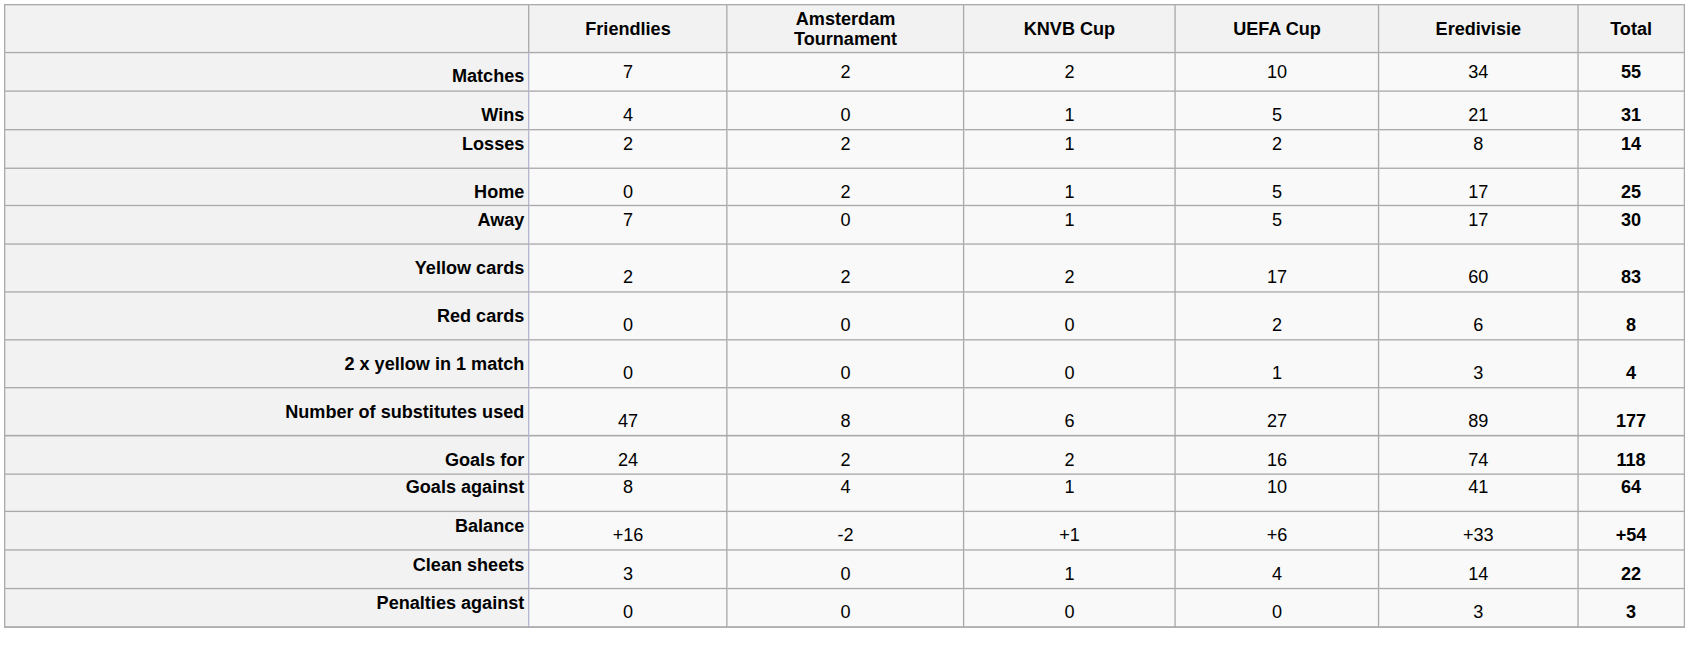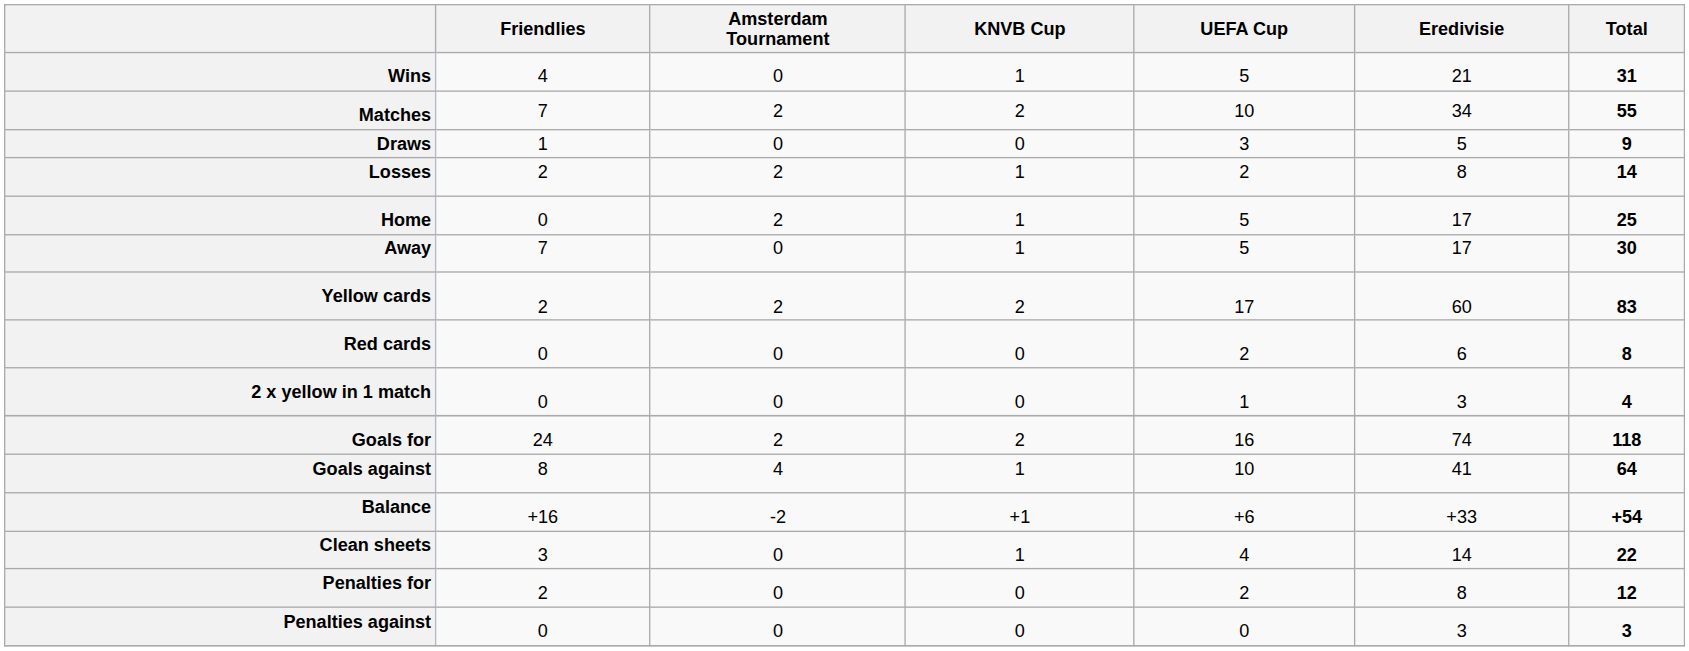rows swapped: (488, 77) <-> (503, 115)
+ row: (404, 143)
- row: (405, 411)
+ row: (377, 583)
